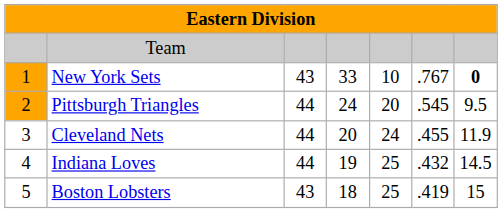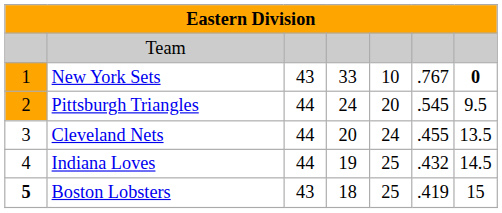(476, 134) 11.9 -> (476, 134) 13.5
(26, 192) normal -> (26, 192) bold
